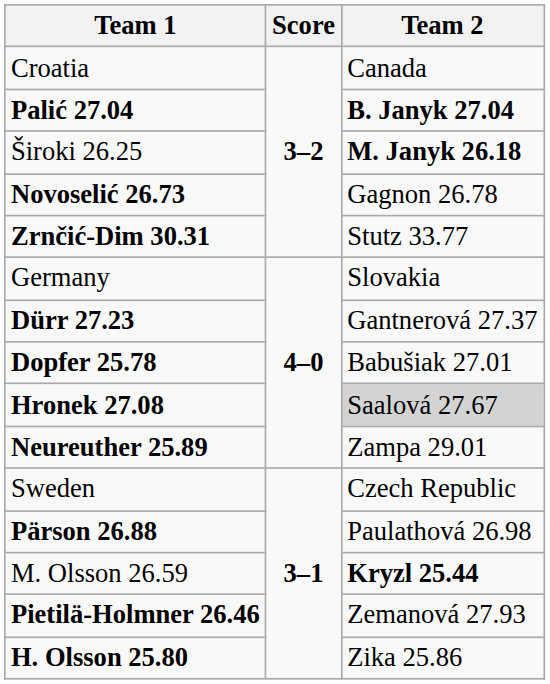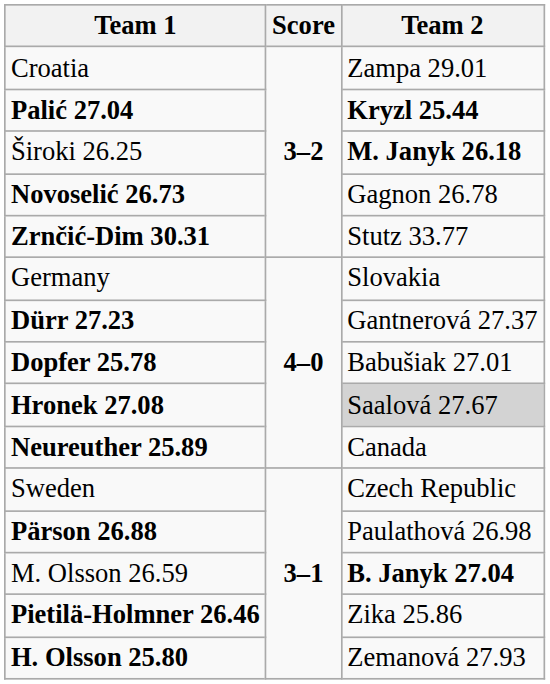(387, 67) Canada -> (417, 67) Zampa 29.01
(431, 109) B. Janyk 27.04 -> (413, 109) Kryzl 25.44
(417, 446) Zampa 29.01 -> (387, 446) Canada
(413, 573) Kryzl 25.44 -> (431, 573) B. Janyk 27.04
(436, 615) Zemanová 27.93 -> (405, 615) Zika 25.86
(405, 657) Zika 25.86 -> (436, 657) Zemanová 27.93
